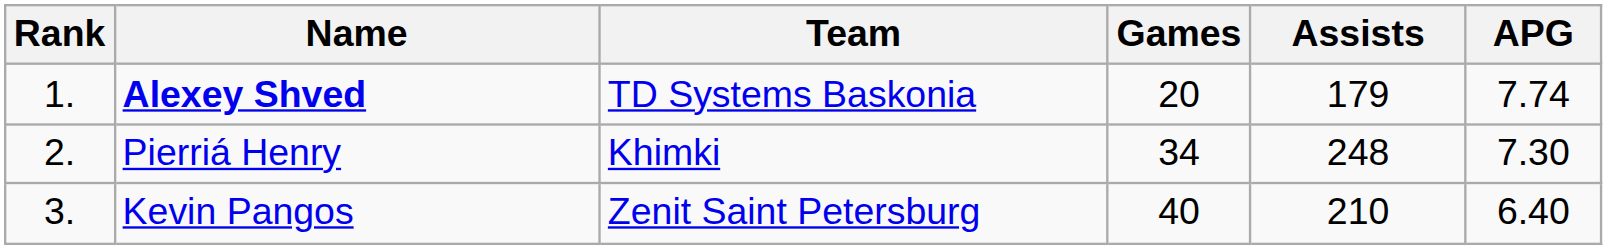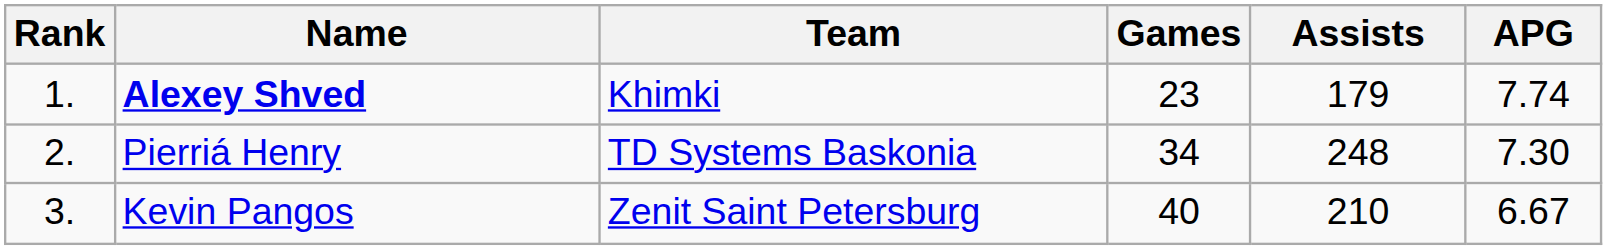(792, 93) TD Systems Baskonia -> (664, 93) Khimki
(1179, 93) 20 -> (1179, 93) 23
(664, 152) Khimki -> (792, 152) TD Systems Baskonia
(1533, 212) 6.40 -> (1533, 212) 6.67
